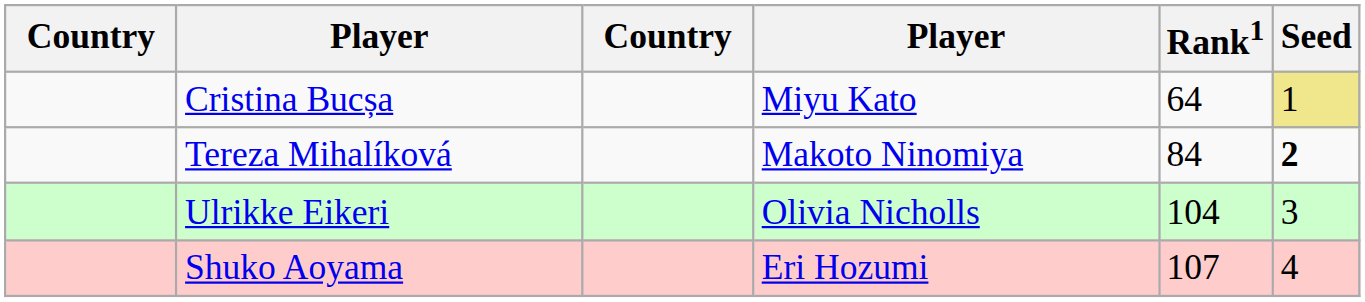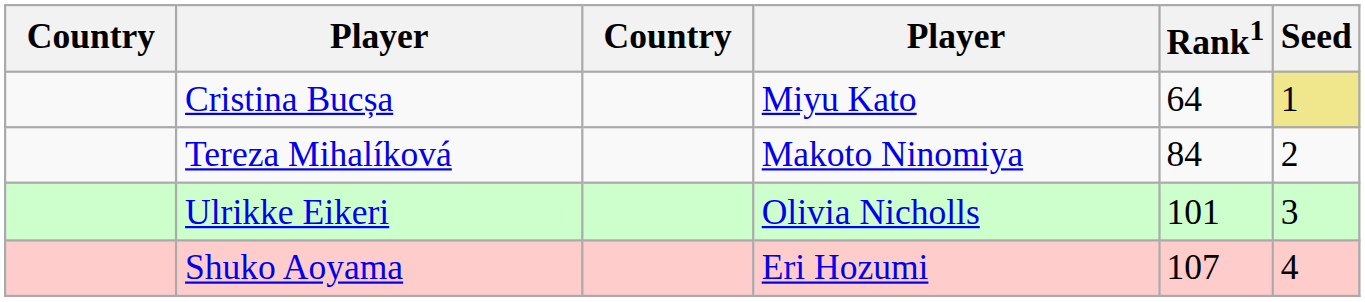(1290, 154) bold -> (1290, 154) normal
(1193, 211) 104 -> (1193, 211) 101
